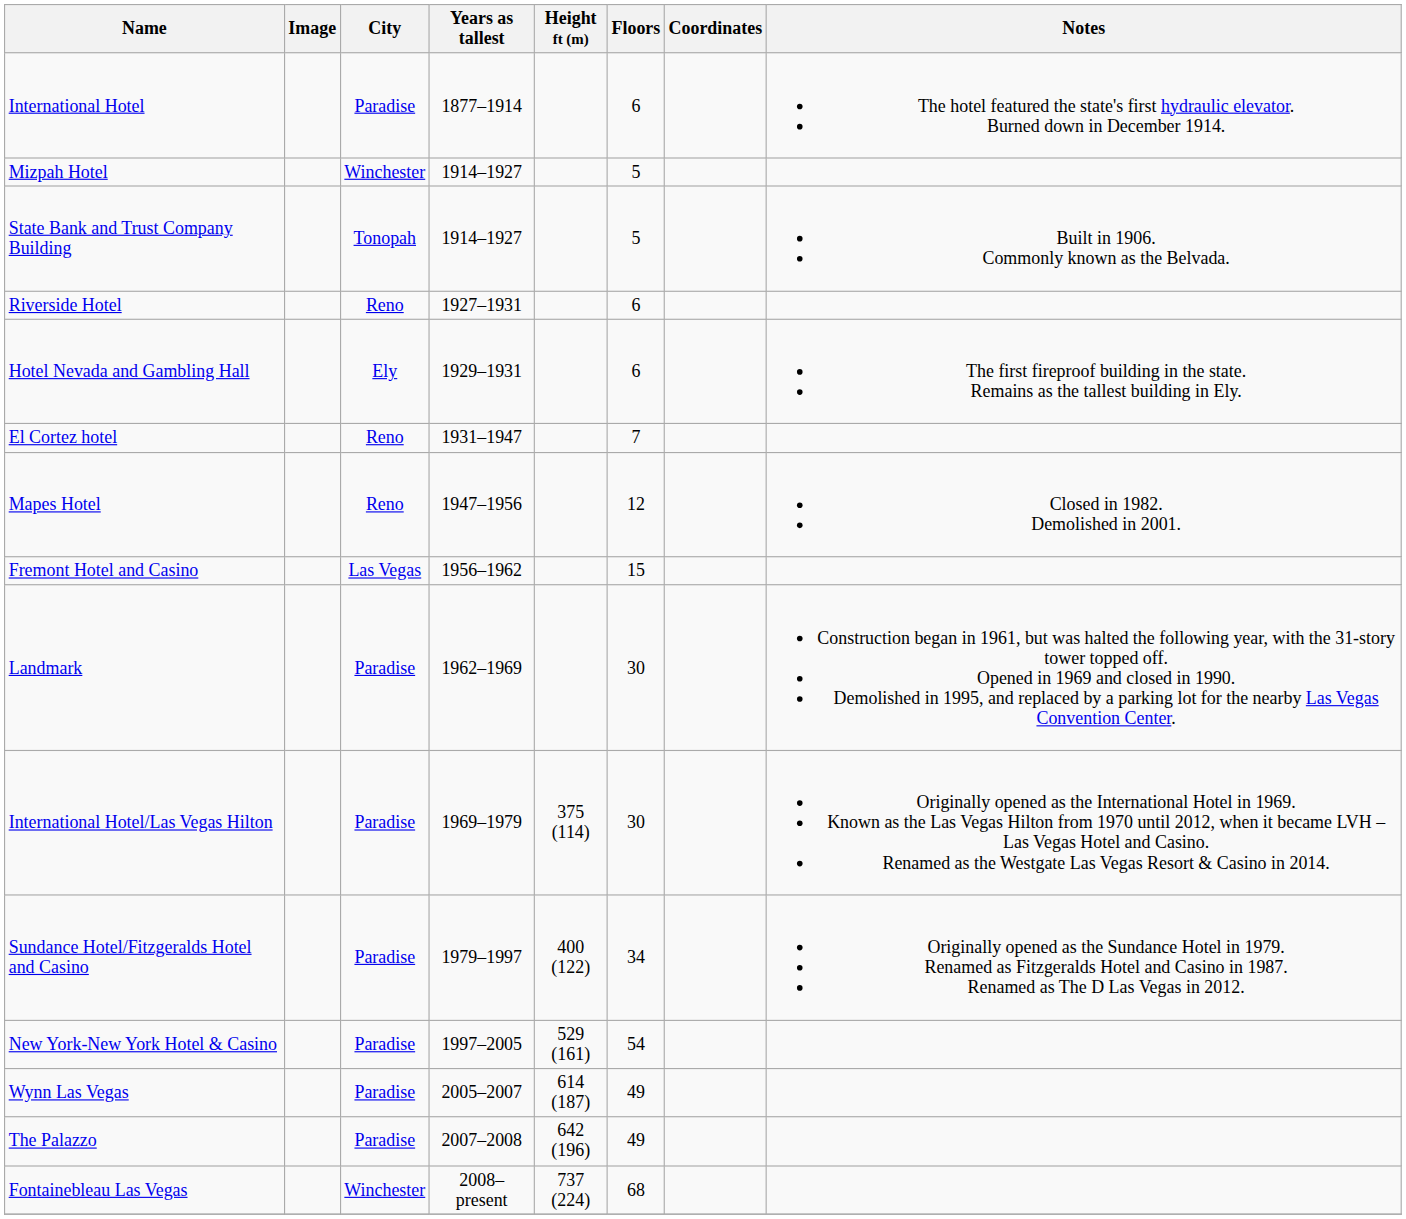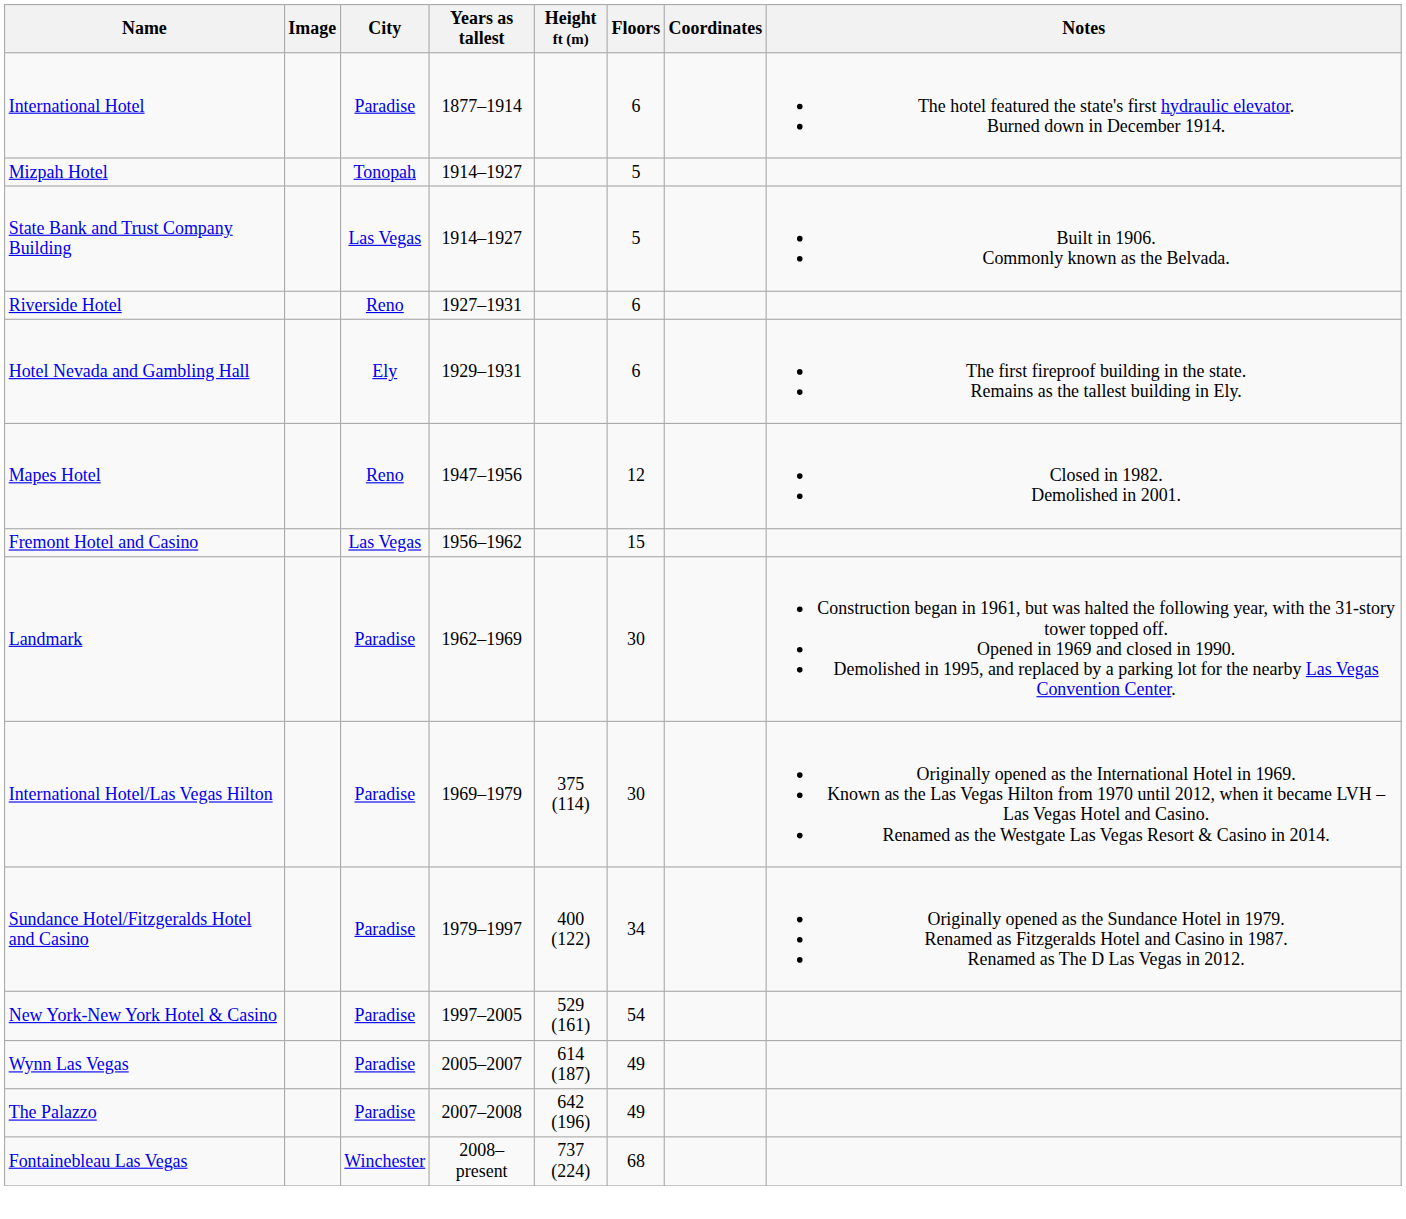(385, 171) Winchester -> (385, 171) Tonopah
(385, 238) Tonopah -> (385, 238) Las Vegas
- row: (63, 437)
